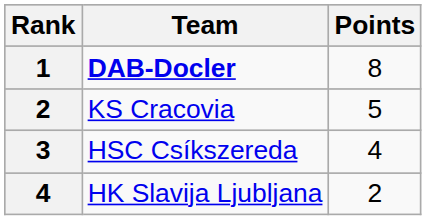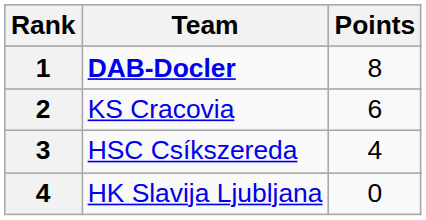(375, 109) 5 -> (375, 109) 6
(375, 192) 2 -> (375, 192) 0
